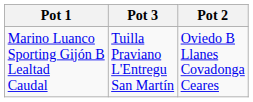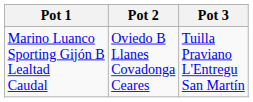columns swapped: (213, 15) <-> (143, 15)
